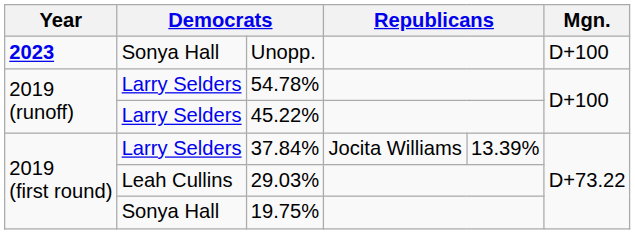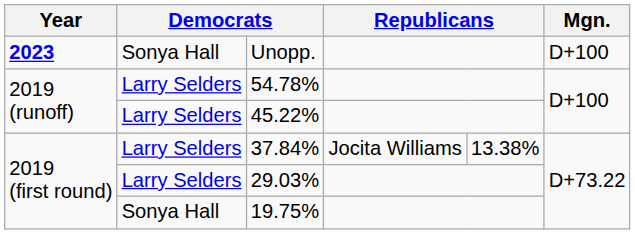(505, 148) 13.39% -> (505, 148) 13.38%
(177, 180) Leah Cullins -> (182, 180) Larry Selders
